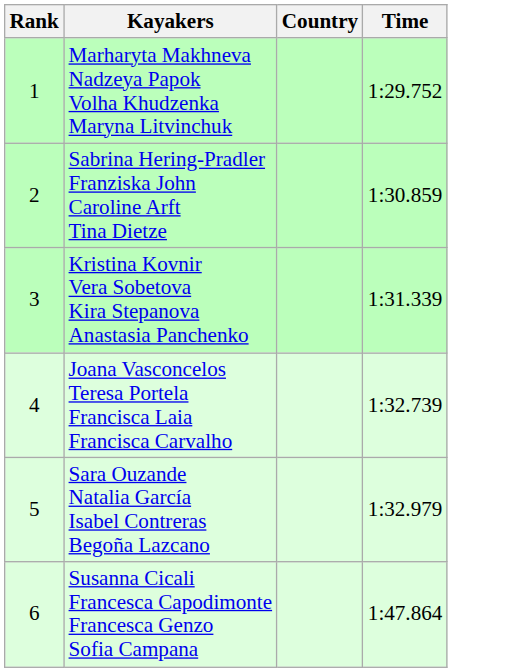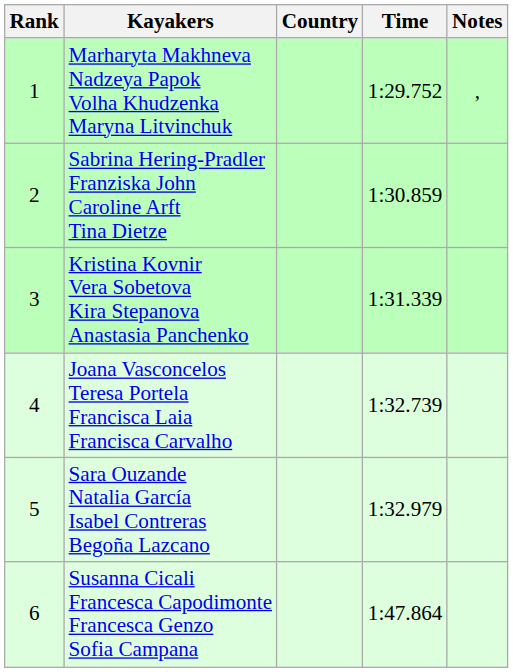+ column: (477, 21)
